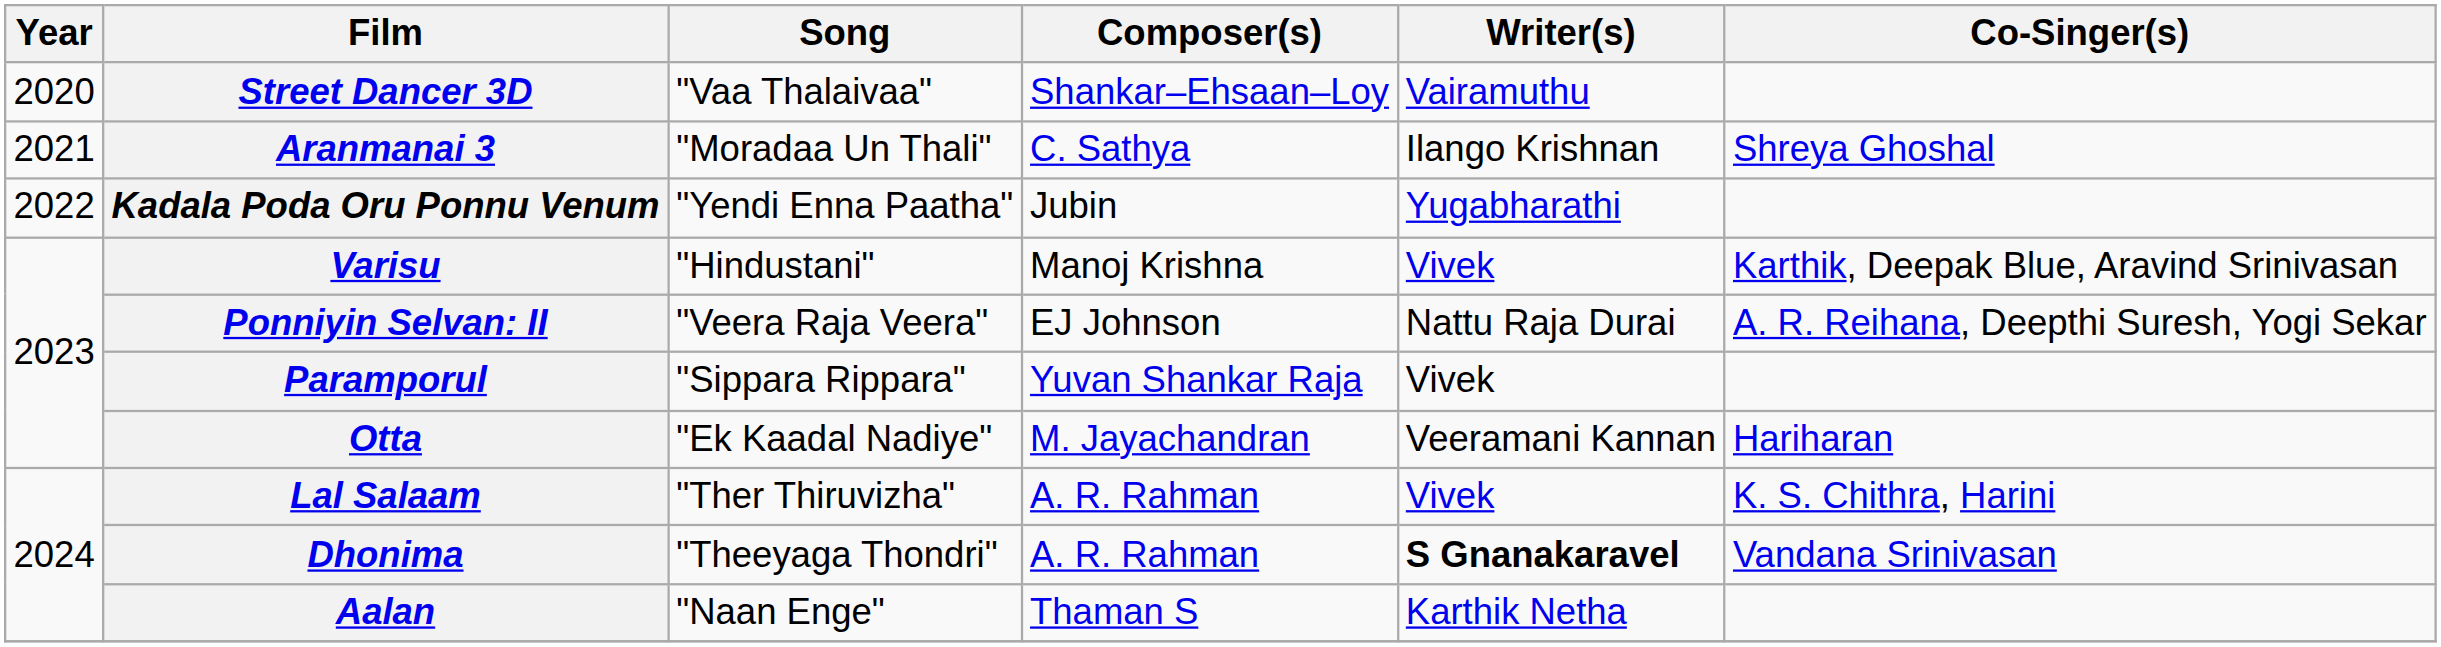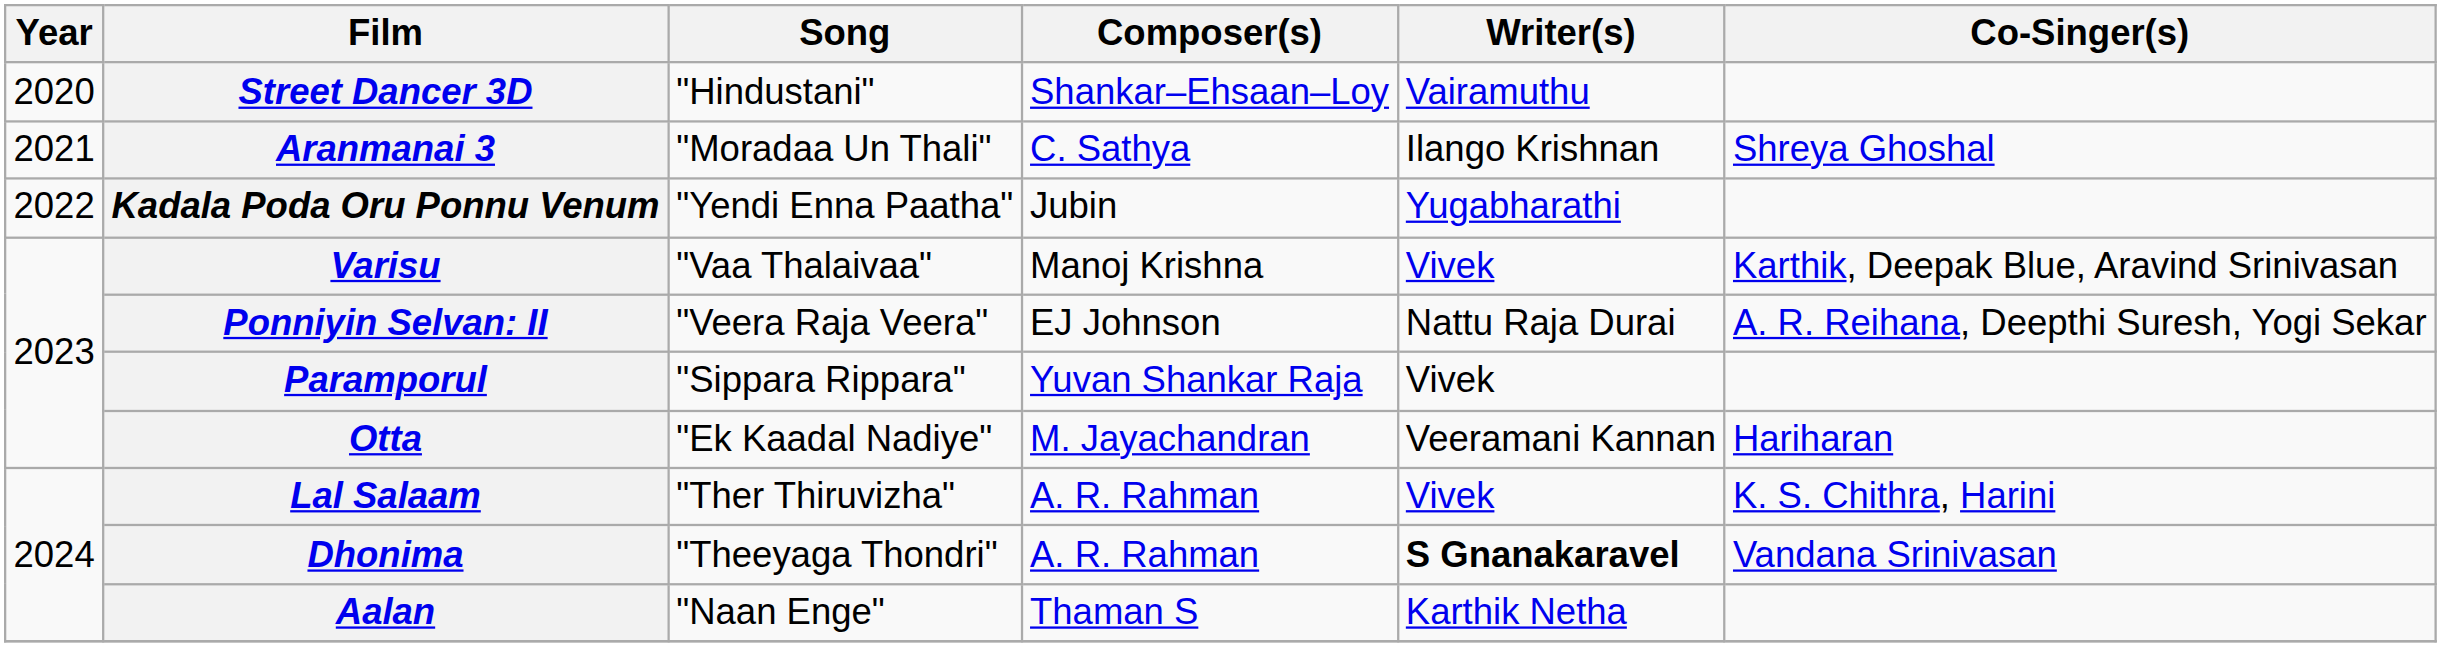(804, 91) "Vaa Thalaivaa" -> (775, 91) "Hindustani"
(775, 264) "Hindustani" -> (804, 264) "Vaa Thalaivaa"
